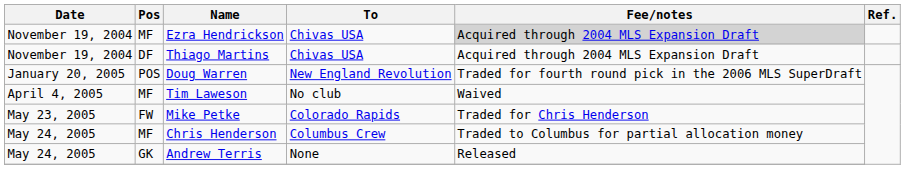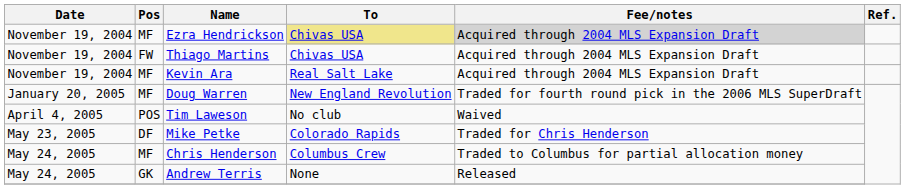(326, 34) no background -> (326, 34) khaki background
(146, 54) DF -> (146, 54) FW
+ row: (199, 74)
(149, 74) POS -> (146, 94) MF
(146, 94) MF -> (149, 114) POS
(146, 114) FW -> (146, 134) DF
